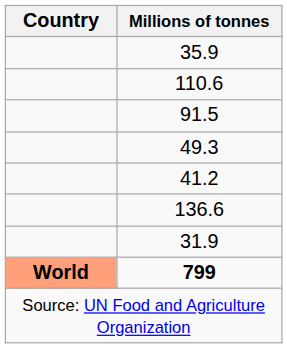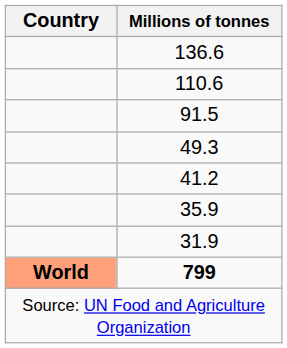rows swapped: (199, 209) <-> (199, 52)
